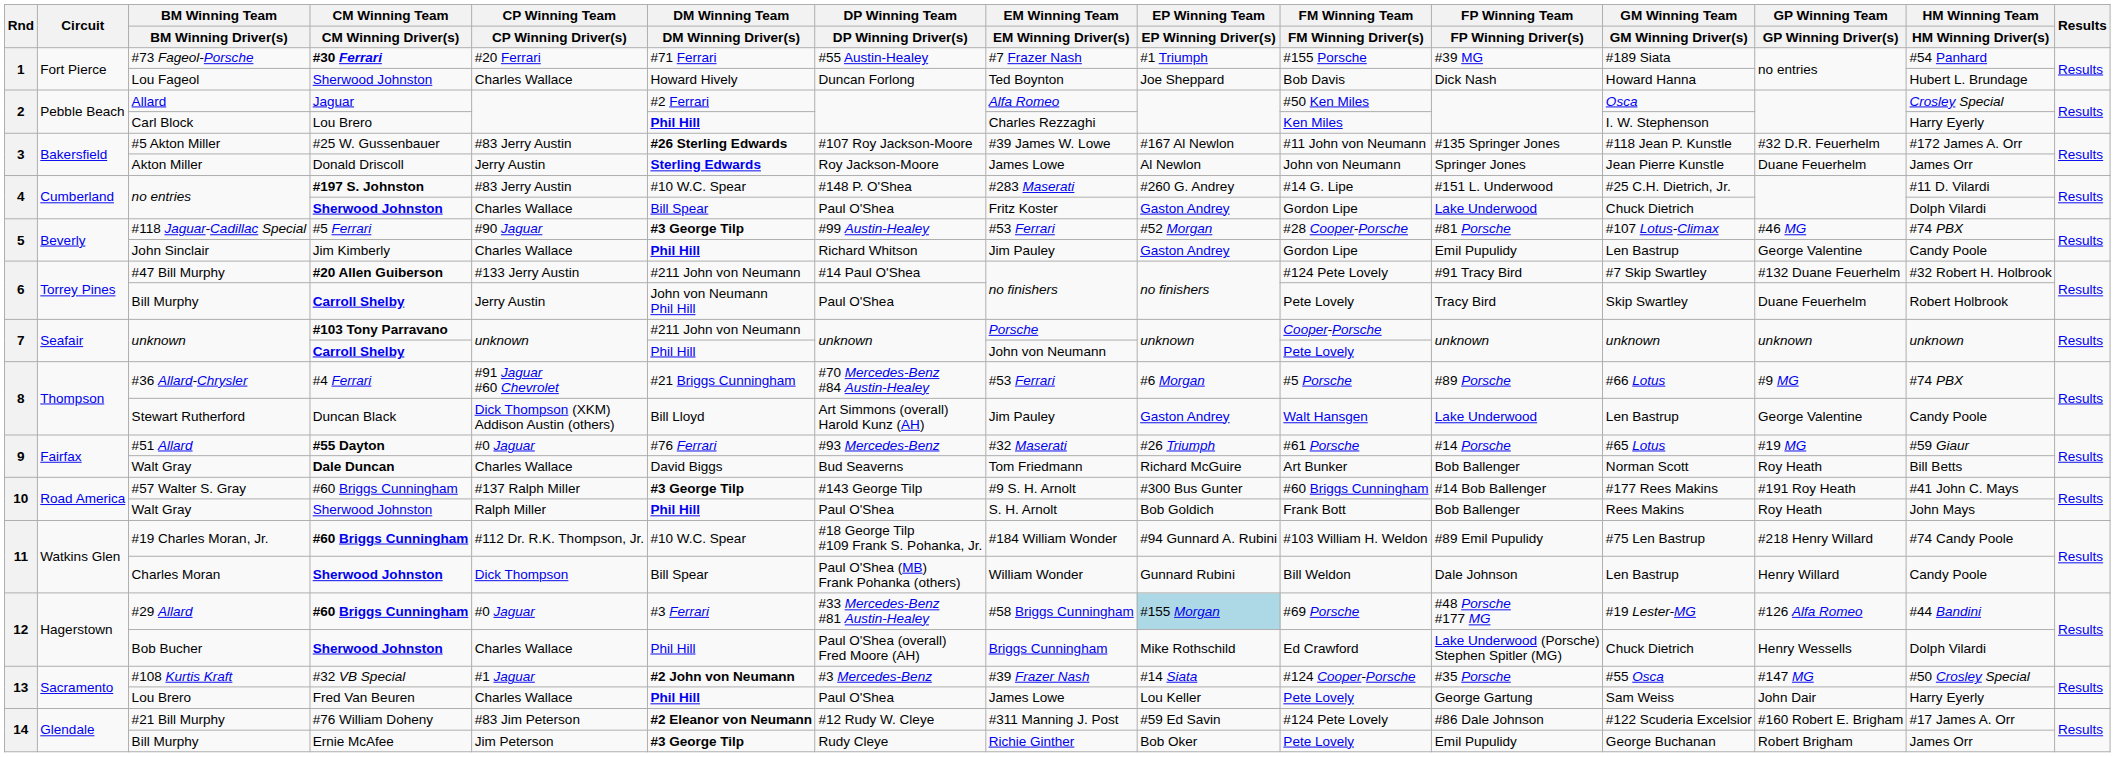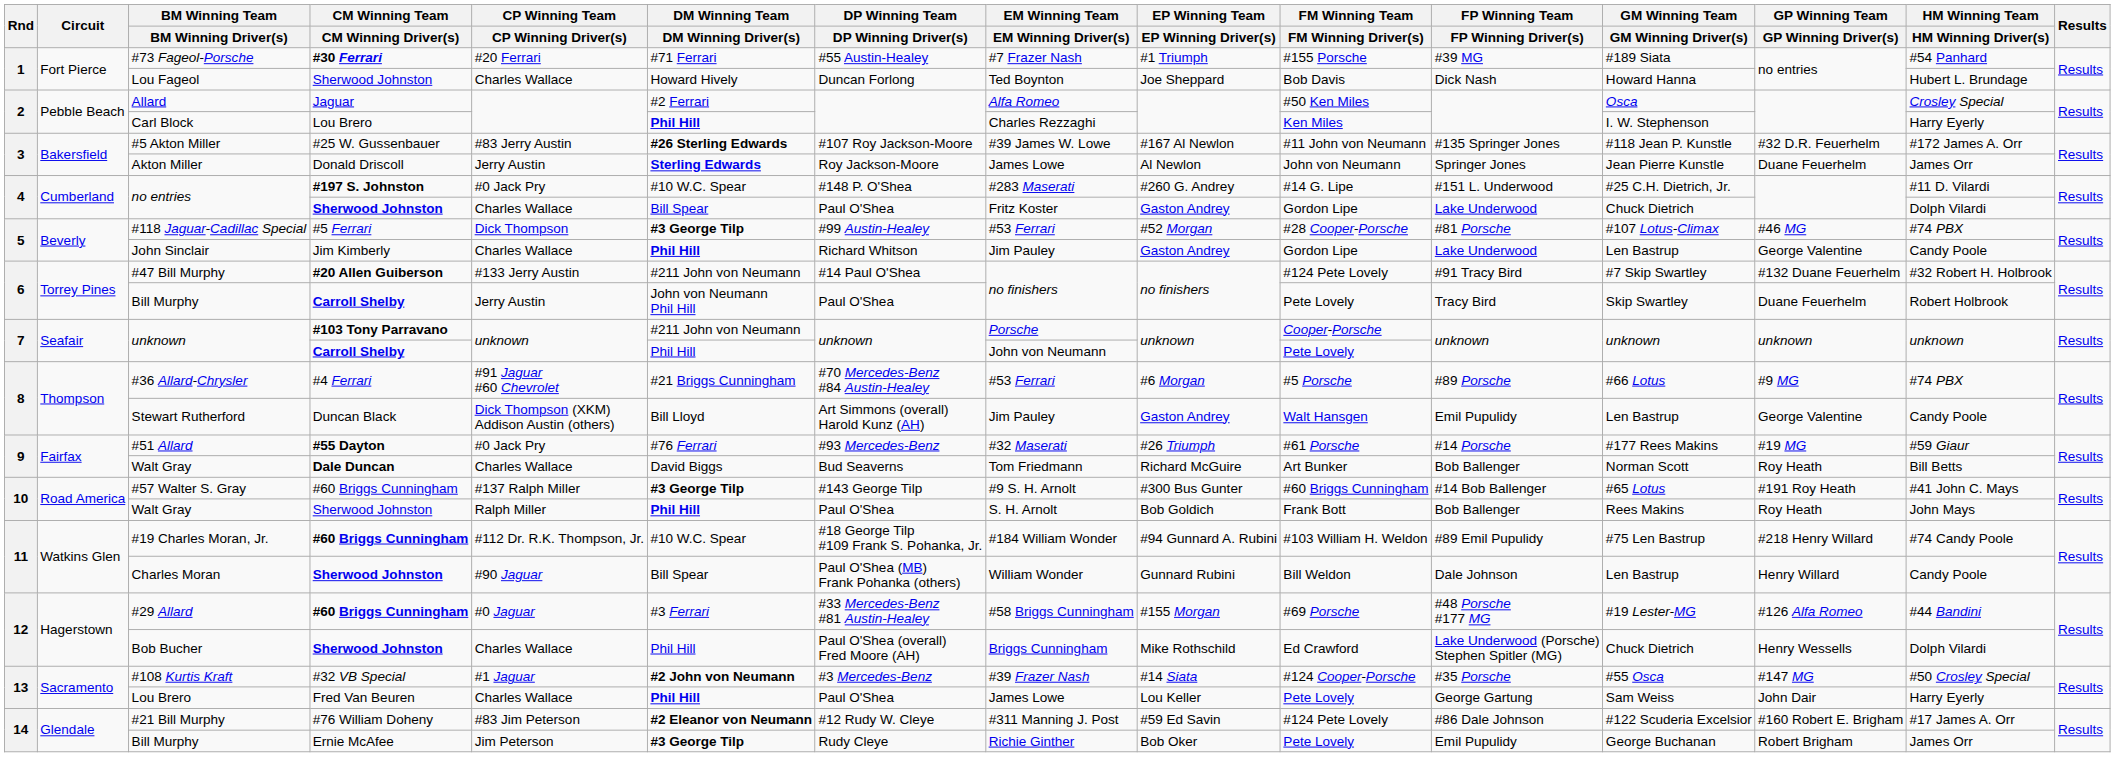(523, 187) #83 Jerry Austin -> (510, 187) #0 Jack Pry
(509, 229) #90 Jaguar -> (522, 229) Dick Thompson
(1476, 251) Emil Pupulidy -> (1486, 251) Lake Underwood
(1486, 417) Lake Underwood -> (1476, 417) Emil Pupulidy
(505, 446) #0 Jaguar -> (510, 446) #0 Jack Pry
(1636, 446) #65 Lotus -> (1662, 446) #177 Rees Makins
(1662, 488) #177 Rees Makins -> (1636, 488) #65 Lotus
(522, 575) Dick Thompson -> (509, 575) #90 Jaguar
(1180, 612) lightblue background -> (1180, 612) no background
